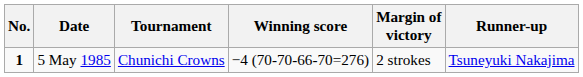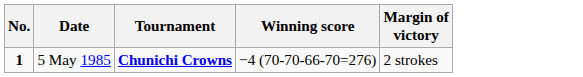- column: (512, 26)
(171, 60) normal -> (175, 60) bold
